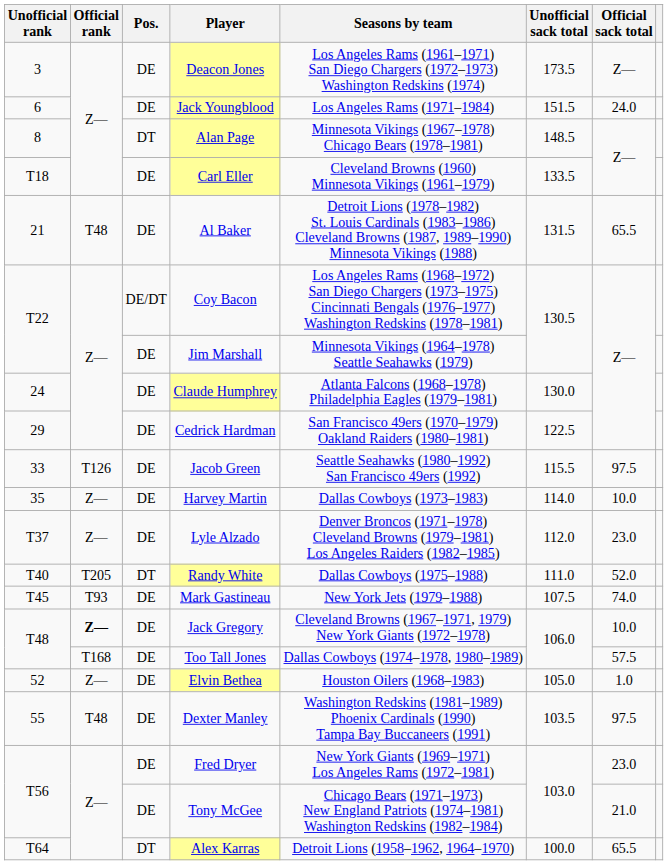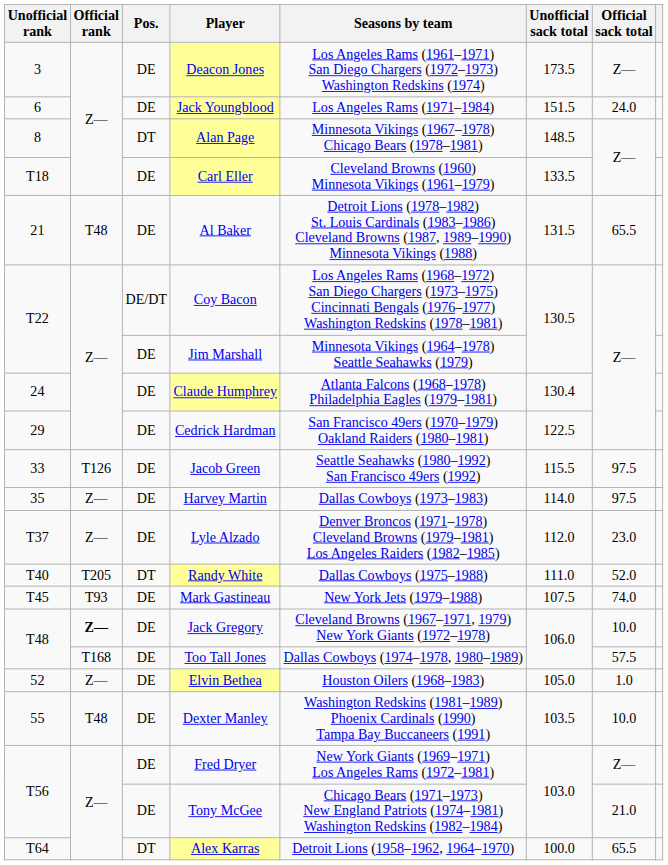(559, 392) 130.0 -> (559, 392) 130.4
(624, 498) 10.0 -> (624, 498) 97.5
(624, 718) 97.5 -> (624, 718) 10.0
(624, 764) 23.0 -> (624, 764) Z—
